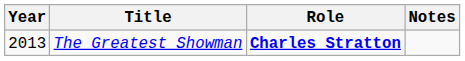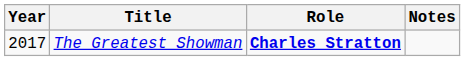(27, 43) 2013 -> (27, 43) 2017
